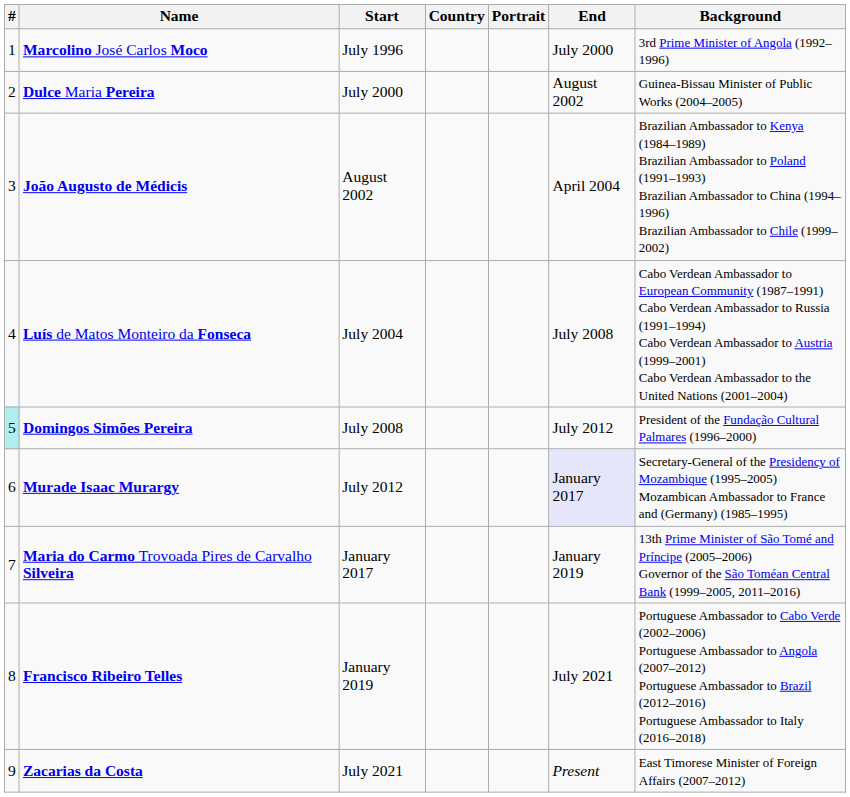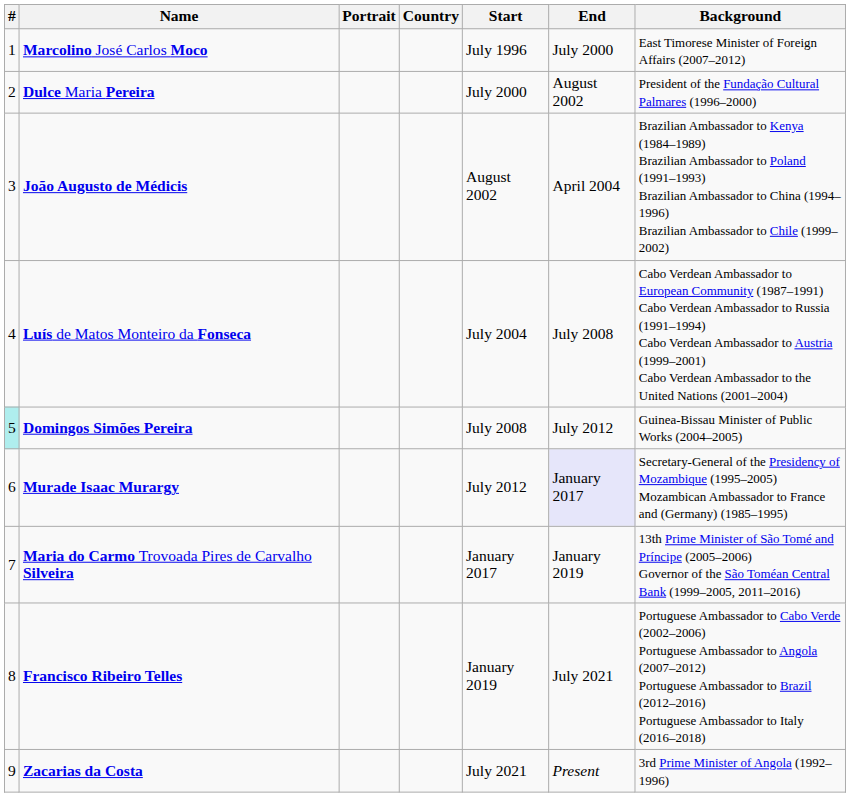columns swapped: (519, 16) <-> (382, 16)
(735, 51) 3rd Prime Minister of Angola (1992–1996) -> (728, 51) East Timorese Minister of Foreign Affairs (2007–2012)
(726, 93) Guinea-Bissau Minister of Public Works (2004–2005) -> (729, 93) President of the Fundação Cultural Palmares (1996–2000)
(729, 428) President of the Fundação Cultural Palmares (1996–2000) -> (726, 428) Guinea-Bissau Minister of Public Works (2004–2005)
(728, 771) East Timorese Minister of Foreign Affairs (2007–2012) -> (735, 771) 3rd Prime Minister of Angola (1992–1996)
